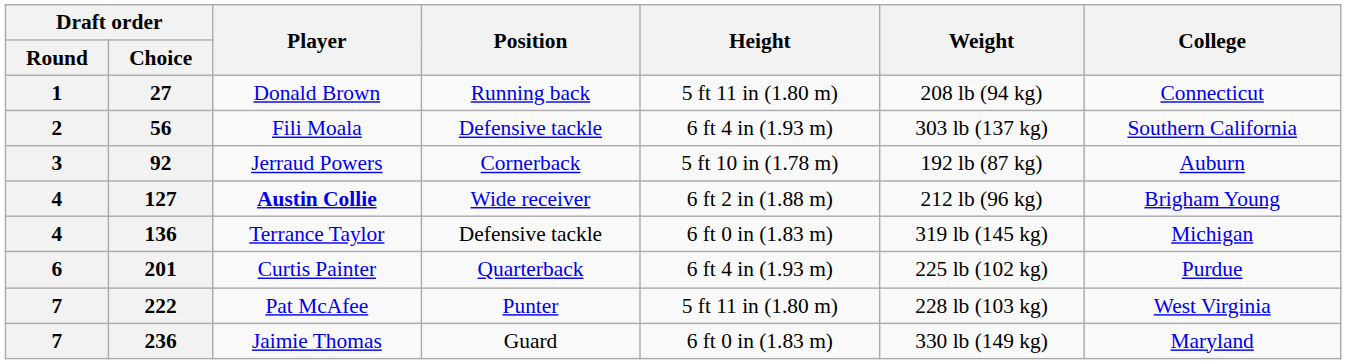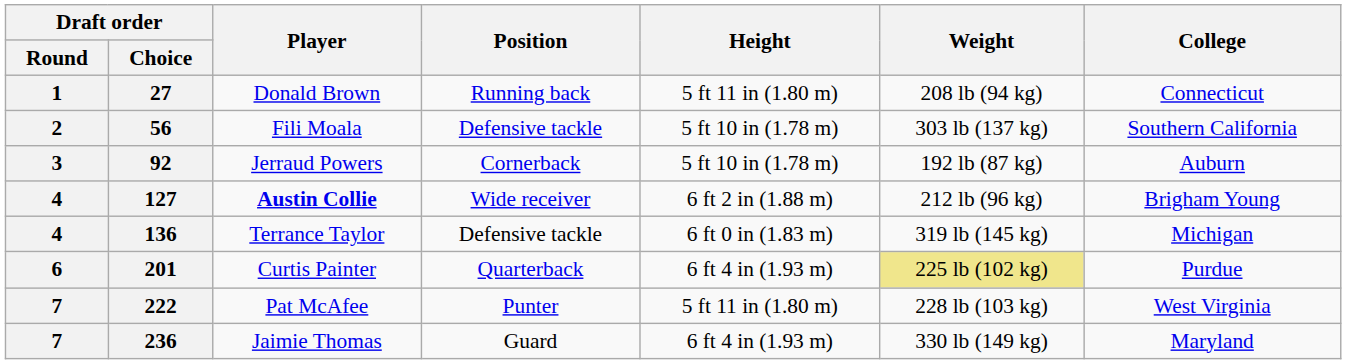(760, 128) 6 ft 4 in (1.93 m) -> (760, 128) 5 ft 10 in (1.78 m)
(982, 269) no background -> (982, 269) khaki background
(760, 340) 6 ft 0 in (1.83 m) -> (760, 340) 6 ft 4 in (1.93 m)
